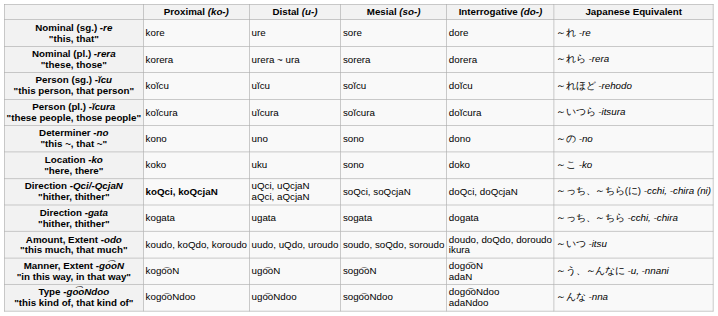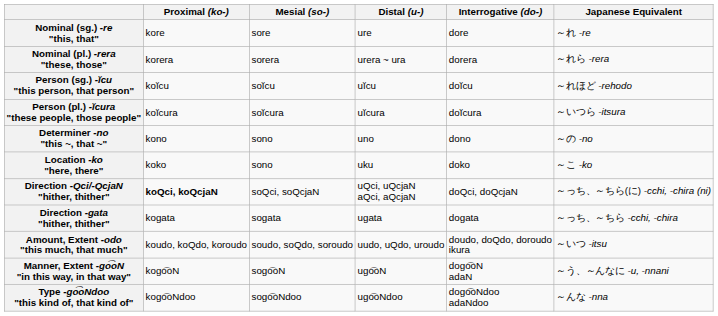columns swapped: (394, 12) <-> (295, 12)
